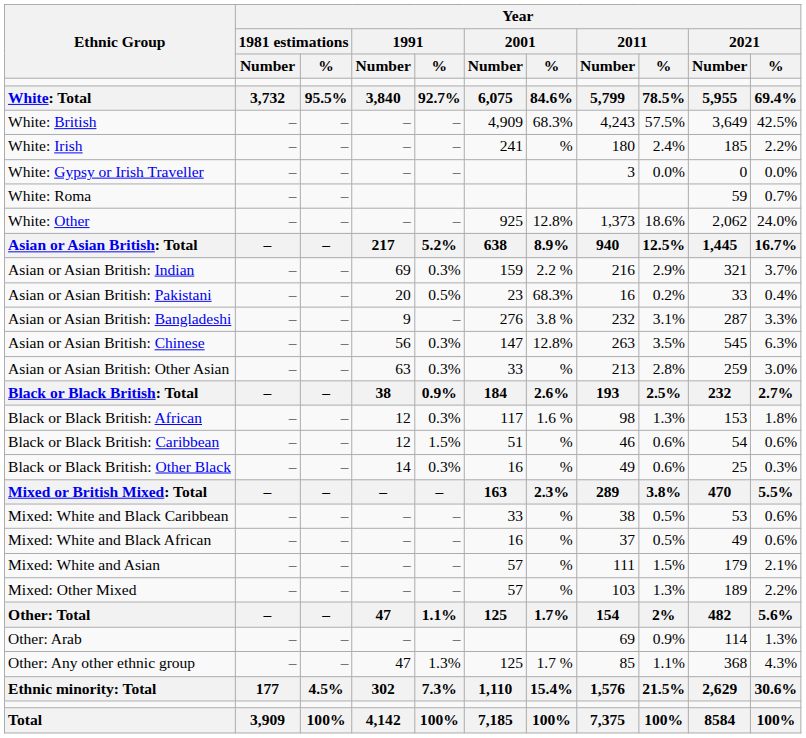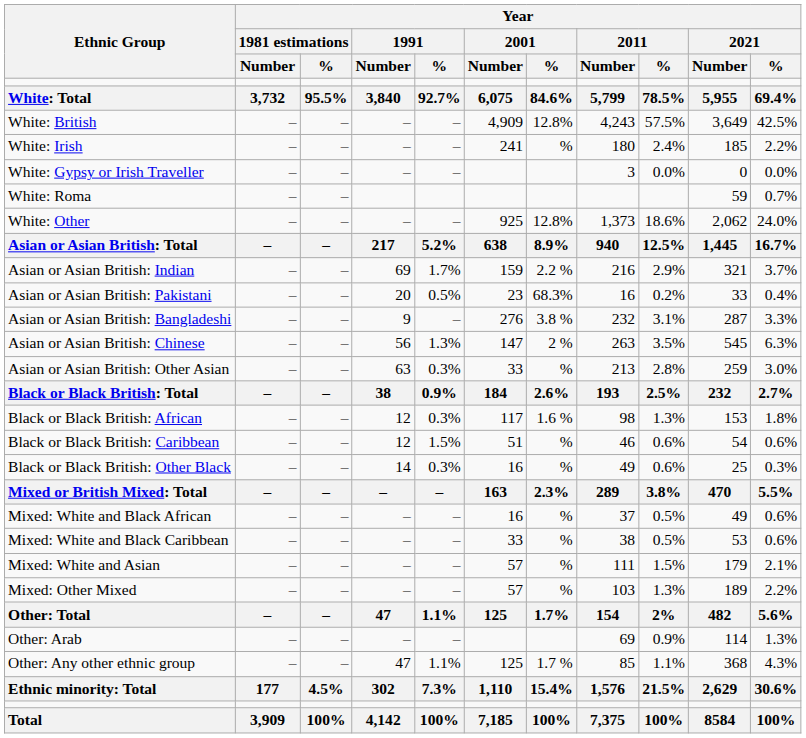(553, 122) 68.3% -> (553, 122) 12.8%
(444, 270) 0.3% -> (444, 270) 1.7%
(444, 343) 0.3% -> (444, 343) 1.3%
(553, 343) 12.8% -> (560, 343) 2 %
rows swapped: (118, 516) <-> (110, 540)
(444, 663) 1.3% -> (444, 663) 1.1%
